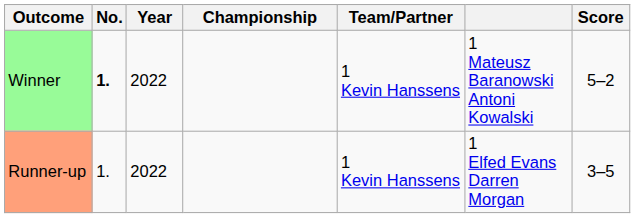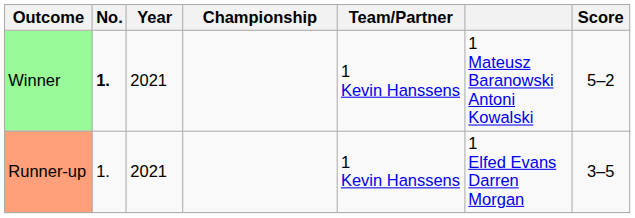(149, 80) 2022 -> (149, 80) 2021
(149, 171) 2022 -> (149, 171) 2021
